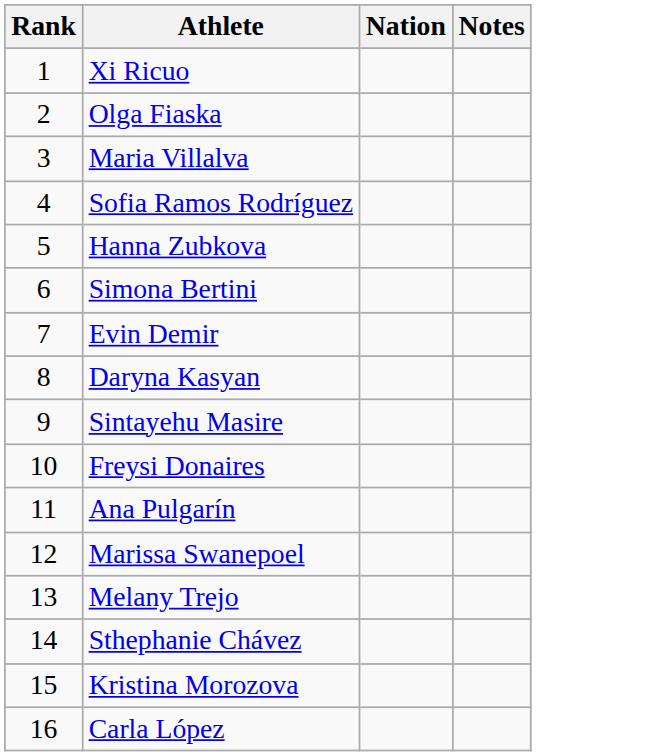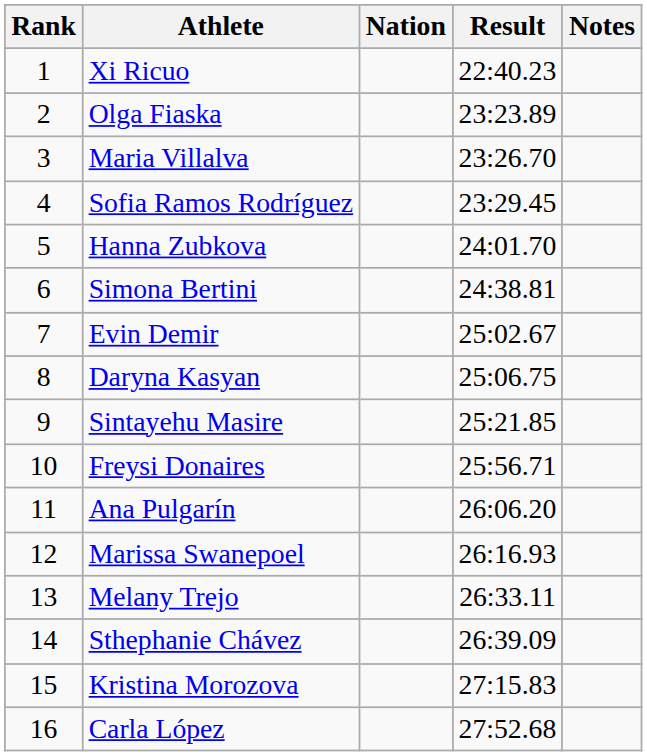+ column: (507, 26)
